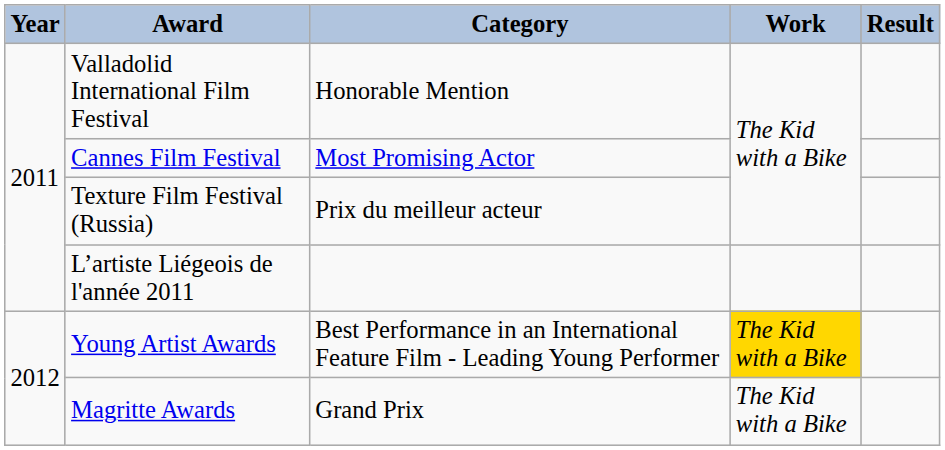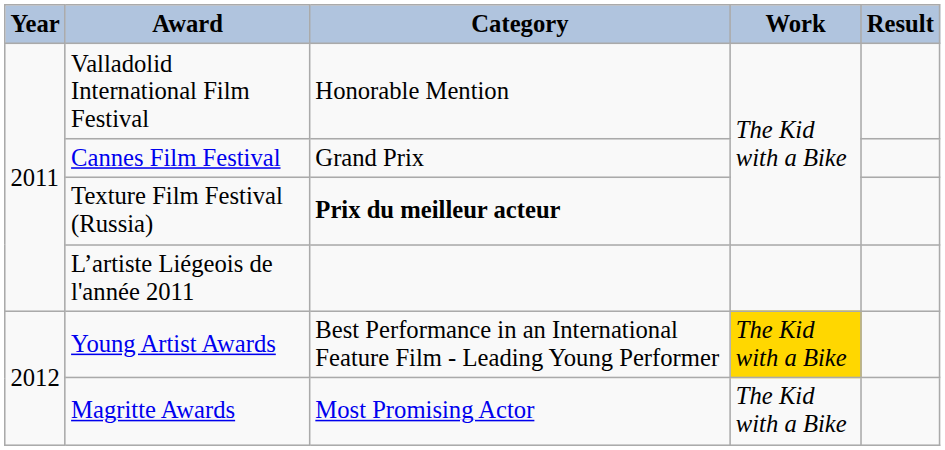(425, 157) Most Promising Actor -> (370, 157) Grand Prix
(429, 210) normal -> (438, 210) bold
(370, 410) Grand Prix -> (425, 410) Most Promising Actor
